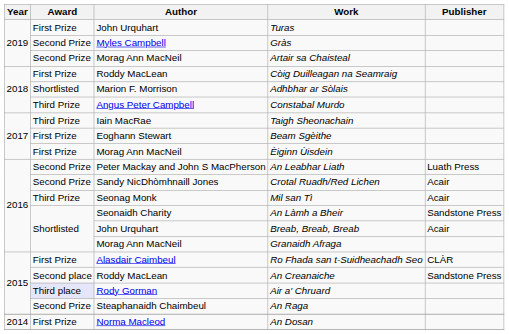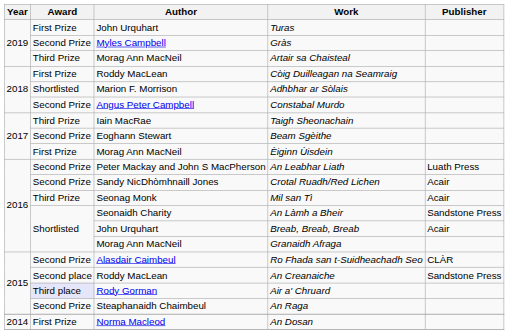(62, 58) Second Prize -> (56, 58) Third Prize
(56, 105) Third Prize -> (62, 105) Second Prize
(55, 136) First Prize -> (62, 136) Second Prize
(55, 259) First Prize -> (62, 259) Second Prize
